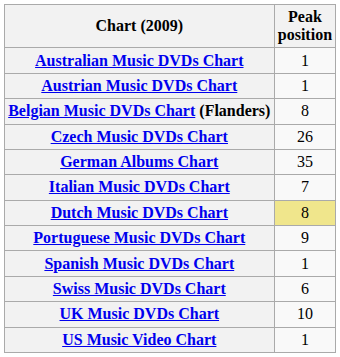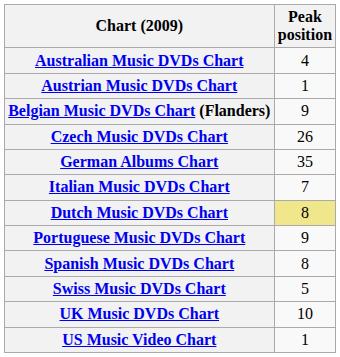(305, 60) 1 -> (305, 60) 4
(305, 111) 8 -> (305, 111) 9
(305, 263) 1 -> (305, 263) 8
(305, 288) 6 -> (305, 288) 5
